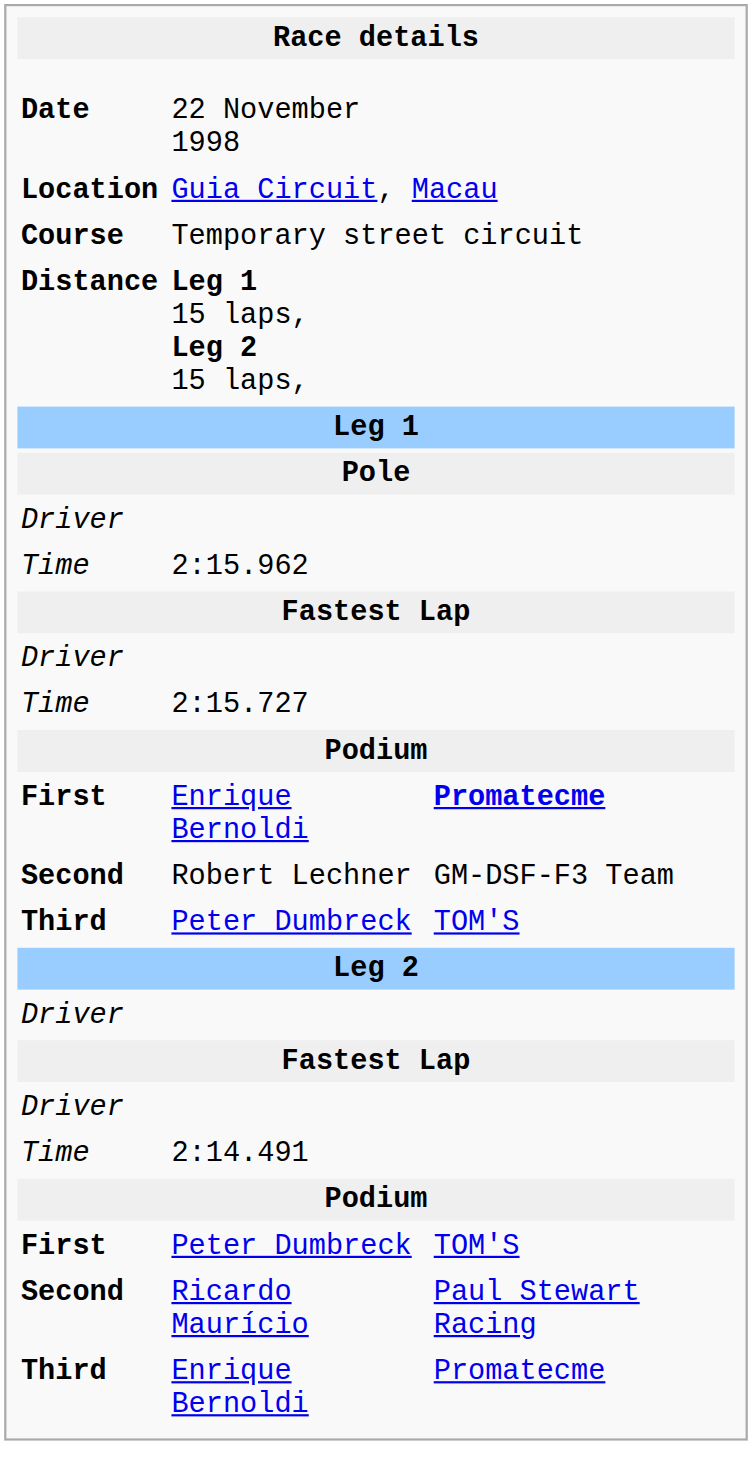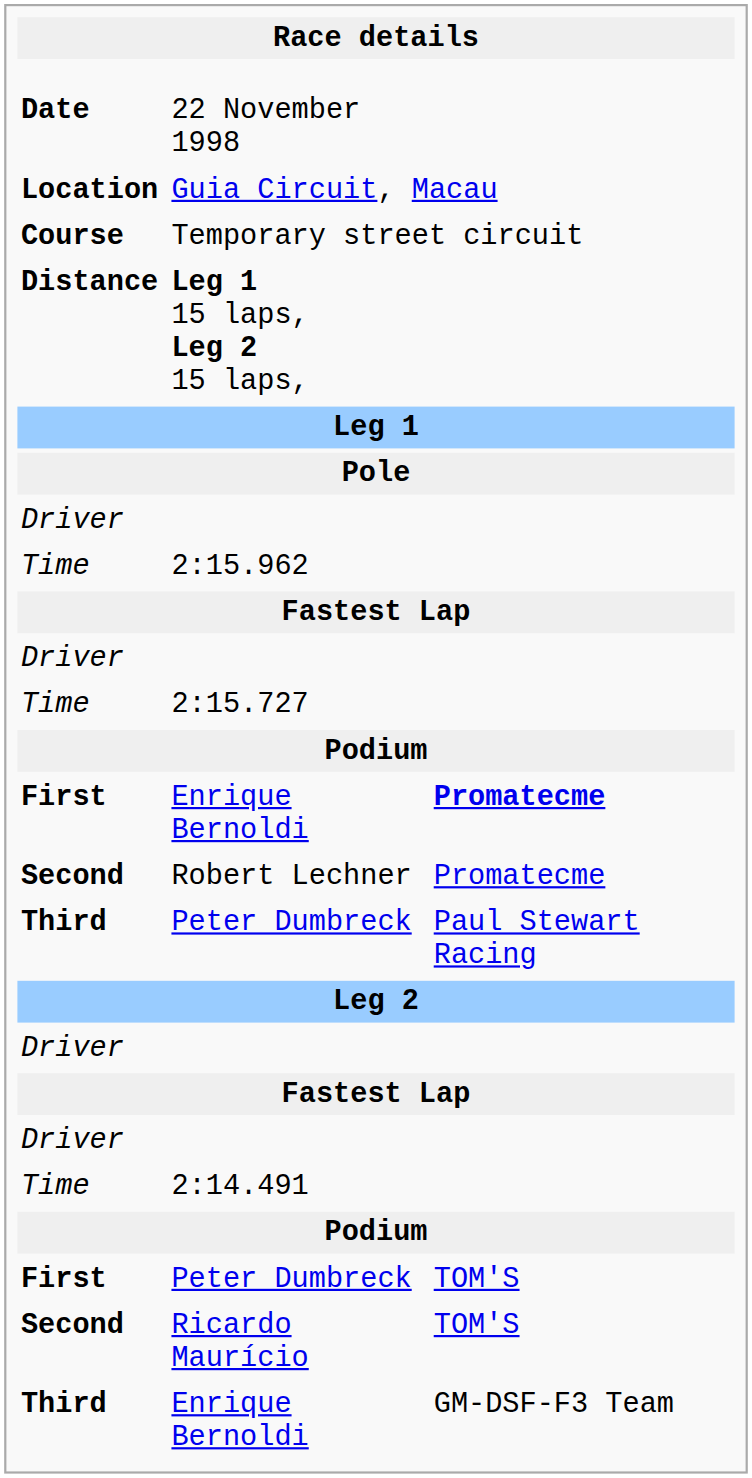(554, 875) GM-DSF-F3 Team -> (520, 875) Promatecme
(477, 922) TOM'S -> (537, 938) Paul Stewart Racing
(537, 1308) Paul Stewart Racing -> (477, 1324) TOM'S
(520, 1370) Promatecme -> (554, 1403) GM-DSF-F3 Team
